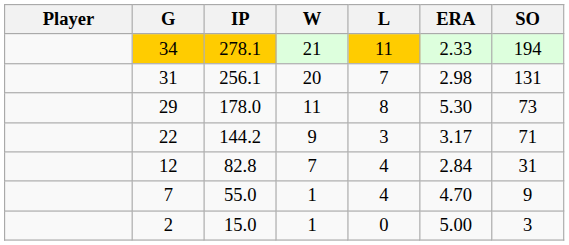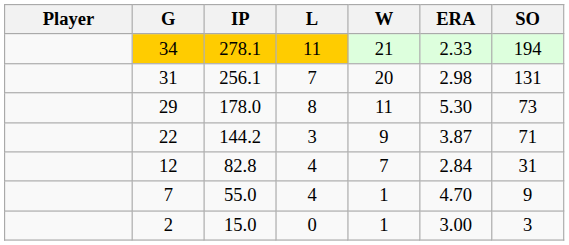columns swapped: (312, 19) <-> (384, 19)
(456, 136) 3.17 -> (456, 136) 3.87
(456, 225) 5.00 -> (456, 225) 3.00
